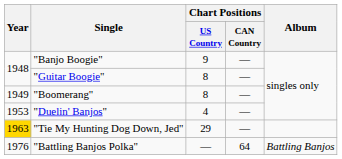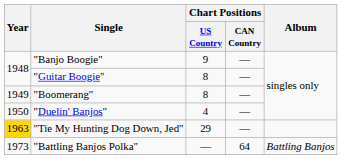(18, 111) 1953 -> (18, 111) 1950
(18, 146) 1976 -> (18, 146) 1973
